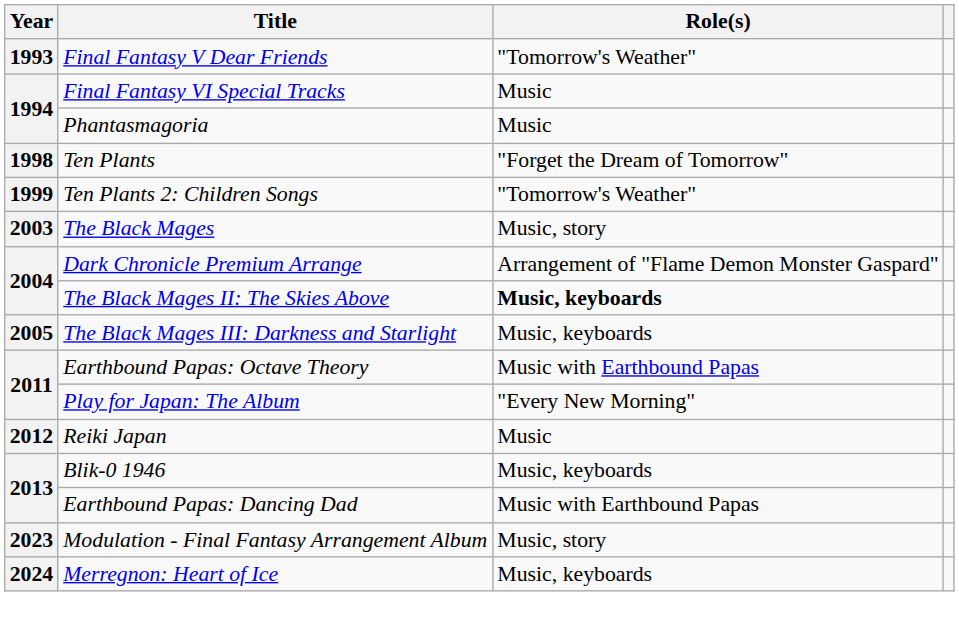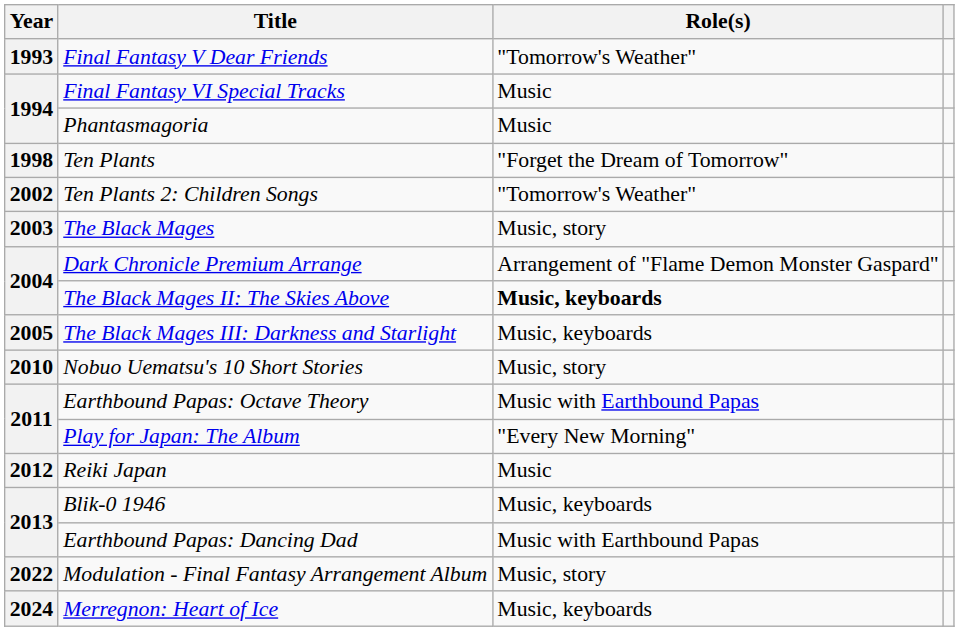(31, 194) 1999 -> (31, 194) 2002
+ row: (213, 366)
(31, 539) 2023 -> (31, 573) 2022
